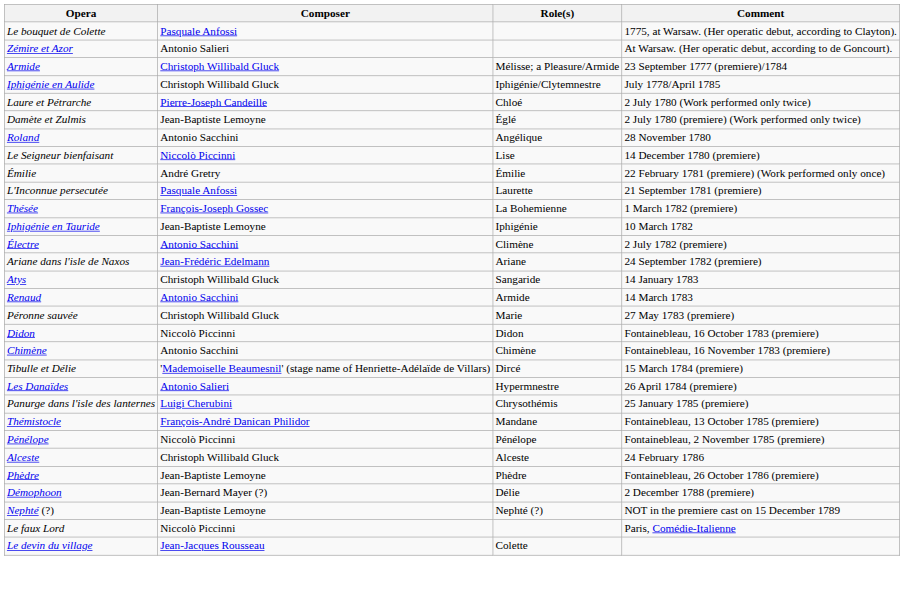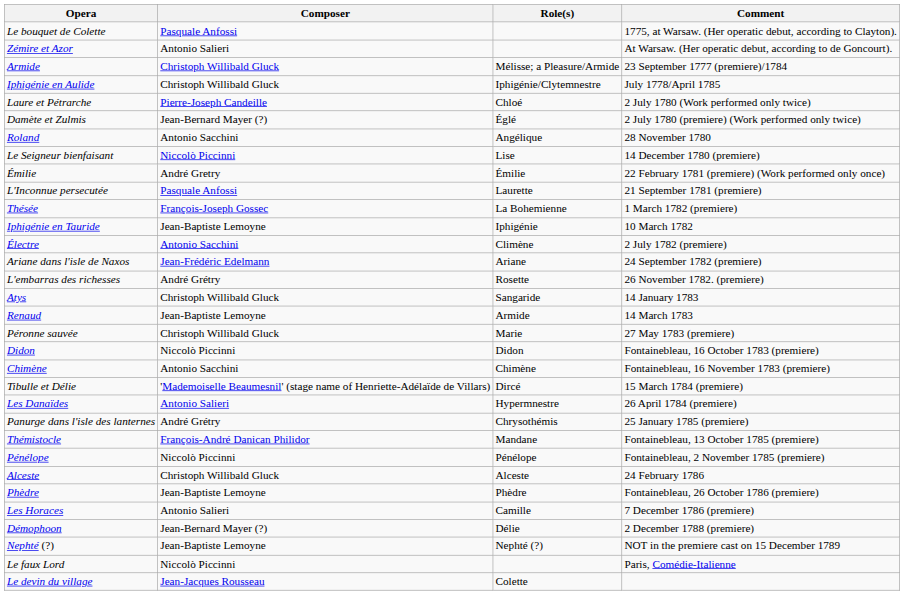(213, 119) Jean-Baptiste Lemoyne -> (214, 119) Jean-Bernard Mayer (?)
+ row: (64, 279)
(199, 297) Antonio Sacchini -> (213, 315) Jean-Baptiste Lemoyne
(196, 404) Luigi Cherubini -> (190, 421) André Grétry
+ row: (35, 510)
